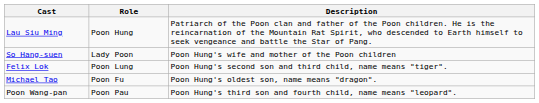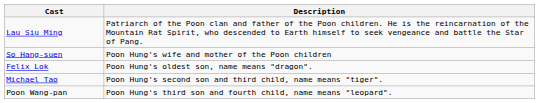- column: (129, 11)
(309, 67) Poon Hung's second son and third child, name means "tiger". -> (209, 67) Poon Hung's oldest son, name means "dragon".
(274, 80) Poon Hung's oldest son, name means "dragon". -> (245, 80) Poon Hung's second son and third child, name means "tiger".
